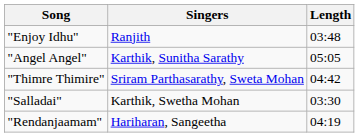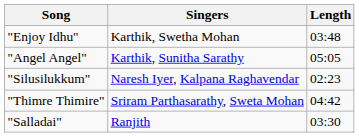(130, 36) Ranjith -> (175, 36) Karthik, Swetha Mohan
+ row: (49, 79)
(175, 100) Karthik, Swetha Mohan -> (130, 121) Ranjith
- row: (55, 121)
